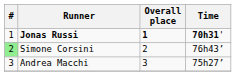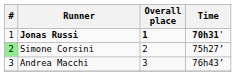(208, 50) 76h43’ -> (208, 50) 75h27’
(208, 64) 75h27’ -> (208, 64) 76h43’
